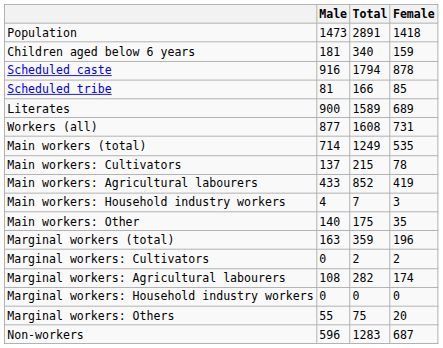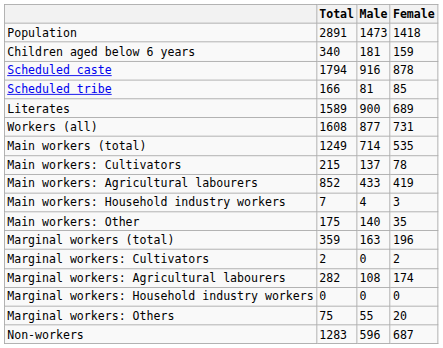columns swapped: (370, 14) <-> (333, 14)
